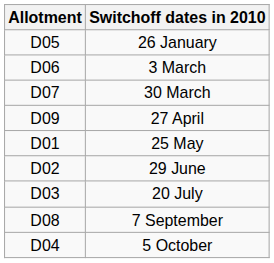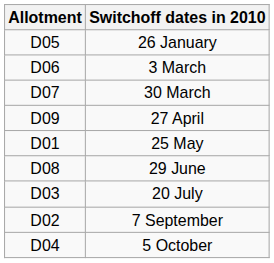(45, 169) D02 -> (45, 169) D08
(45, 219) D08 -> (45, 219) D02
